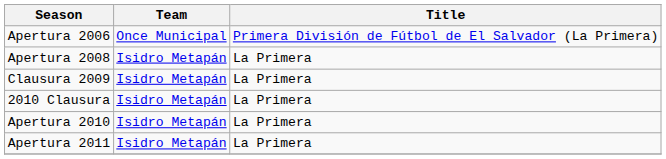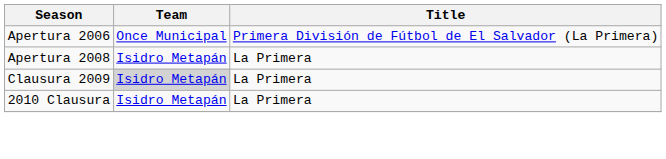(171, 79) no background -> (171, 79) lightgrey background
- row: (59, 122)
- row: (59, 144)
